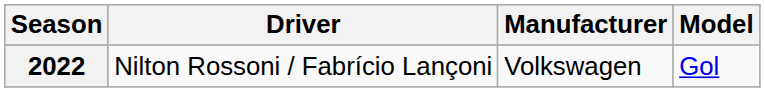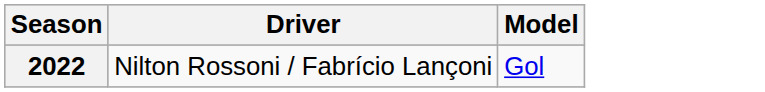- column: (586, 24)
